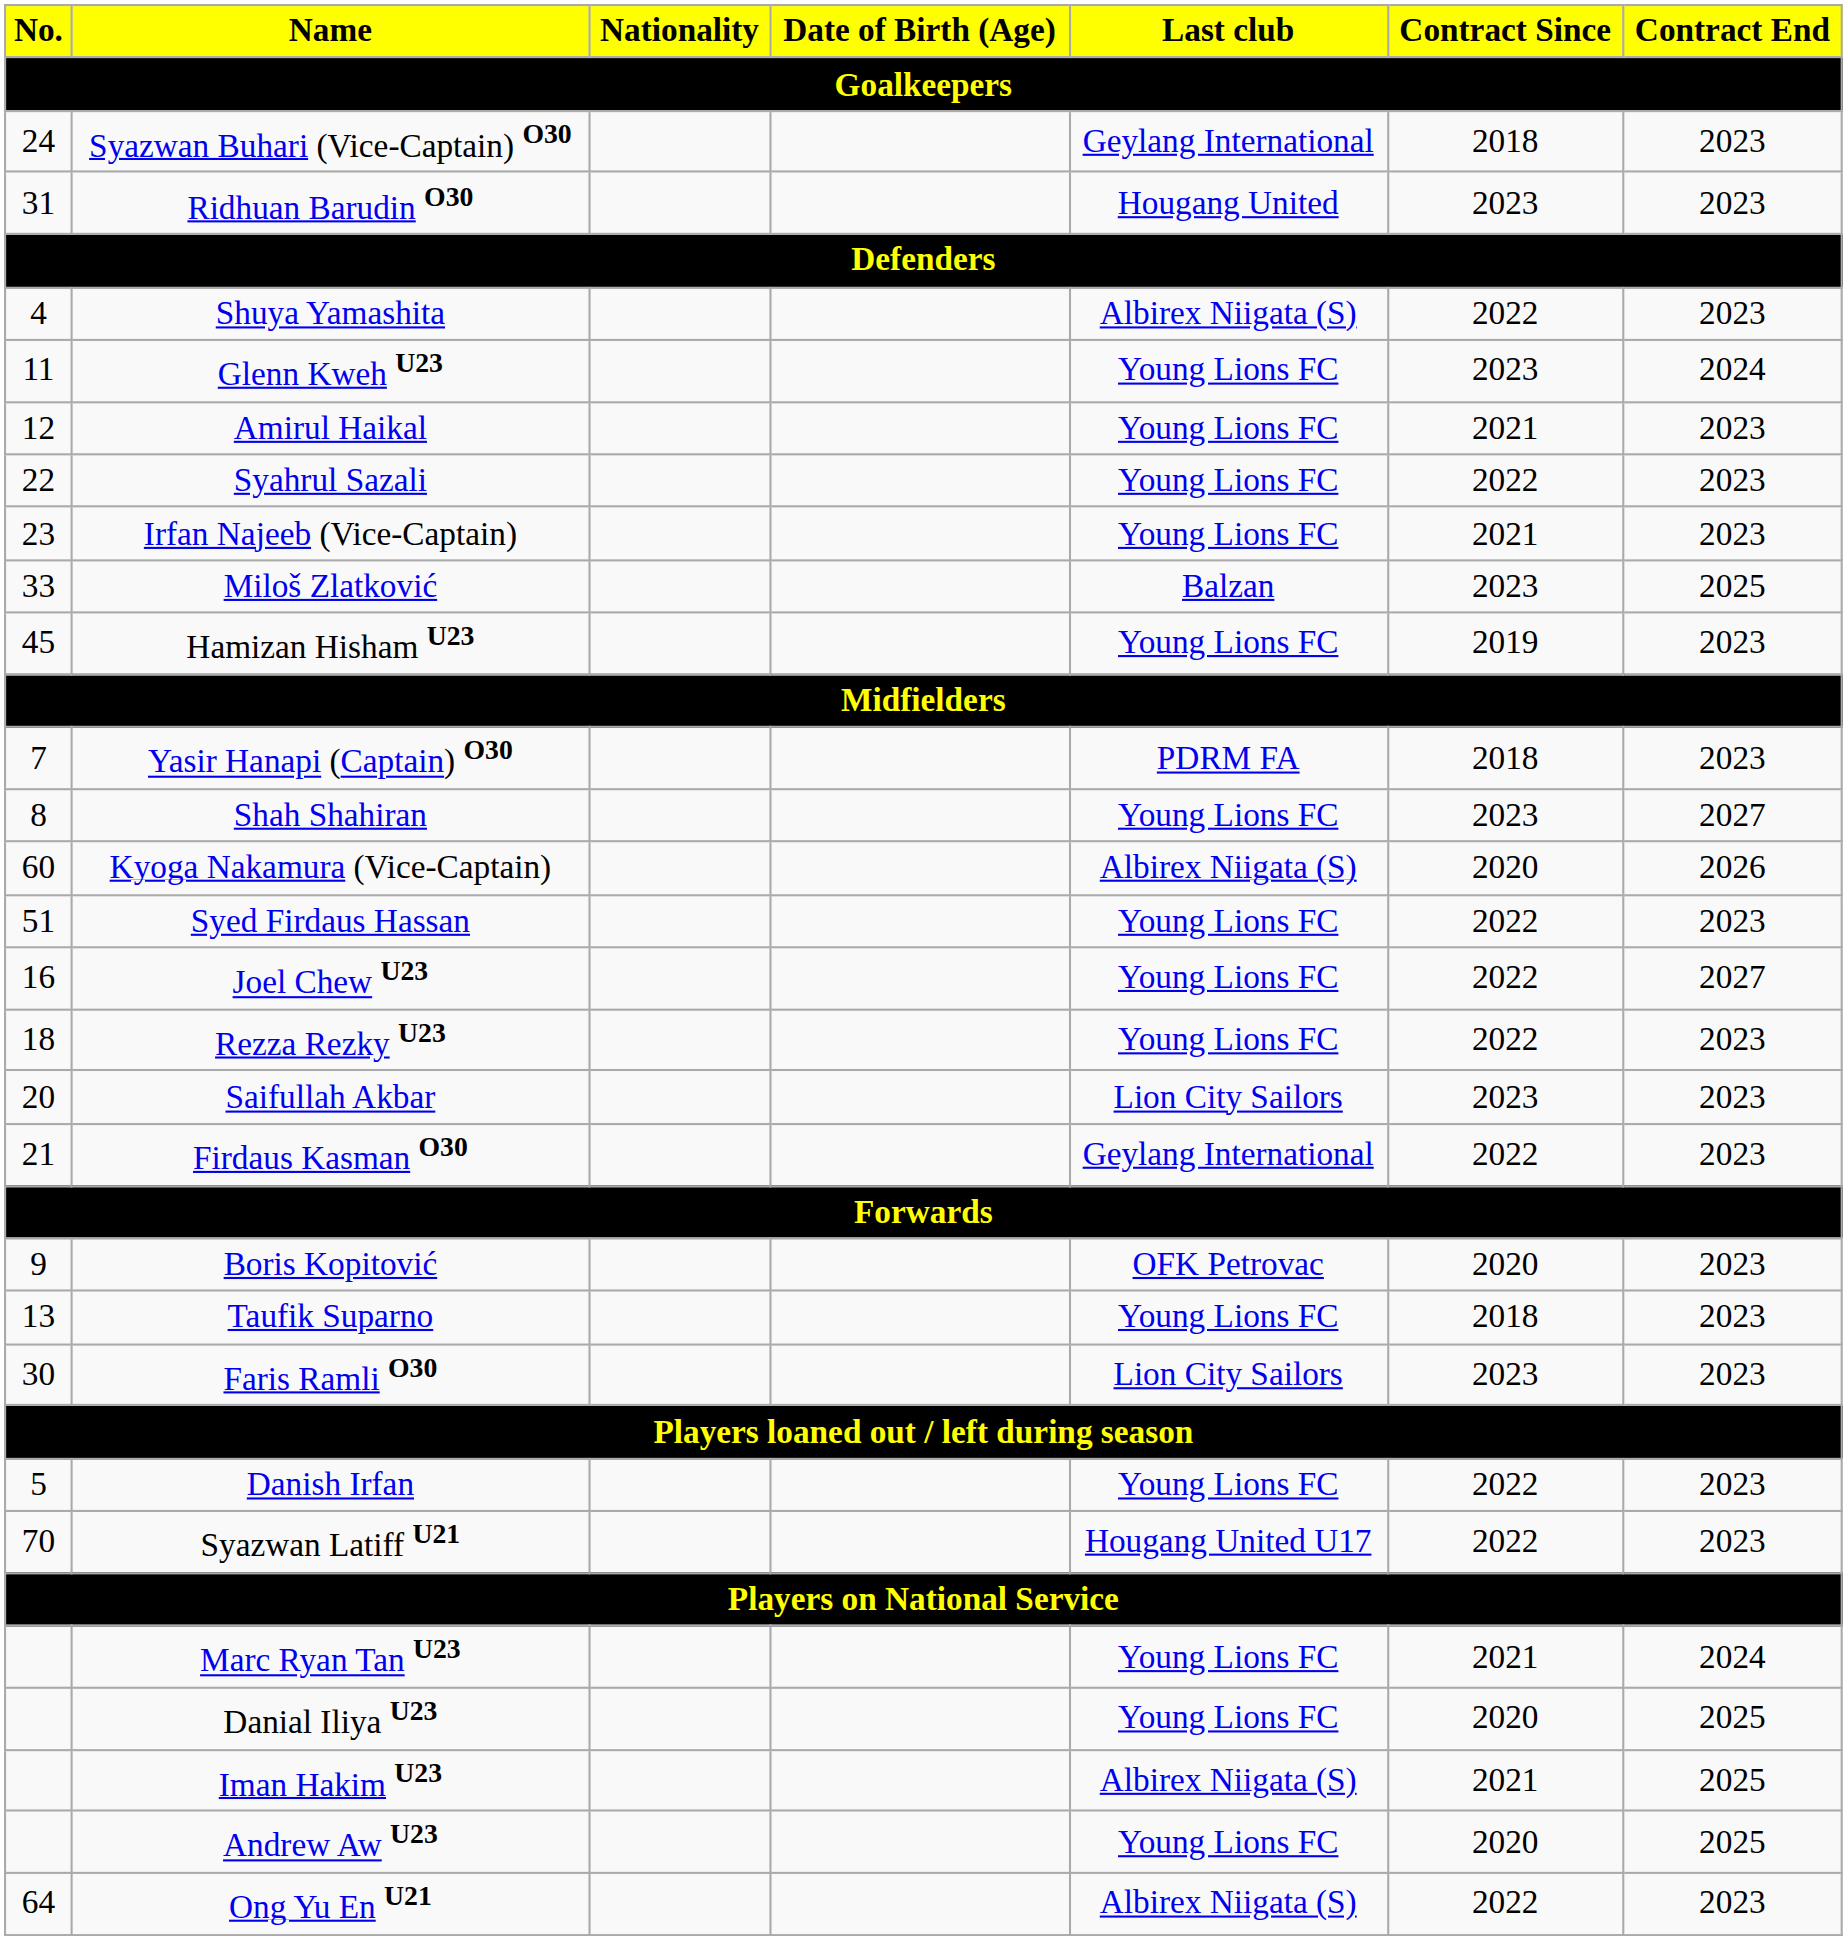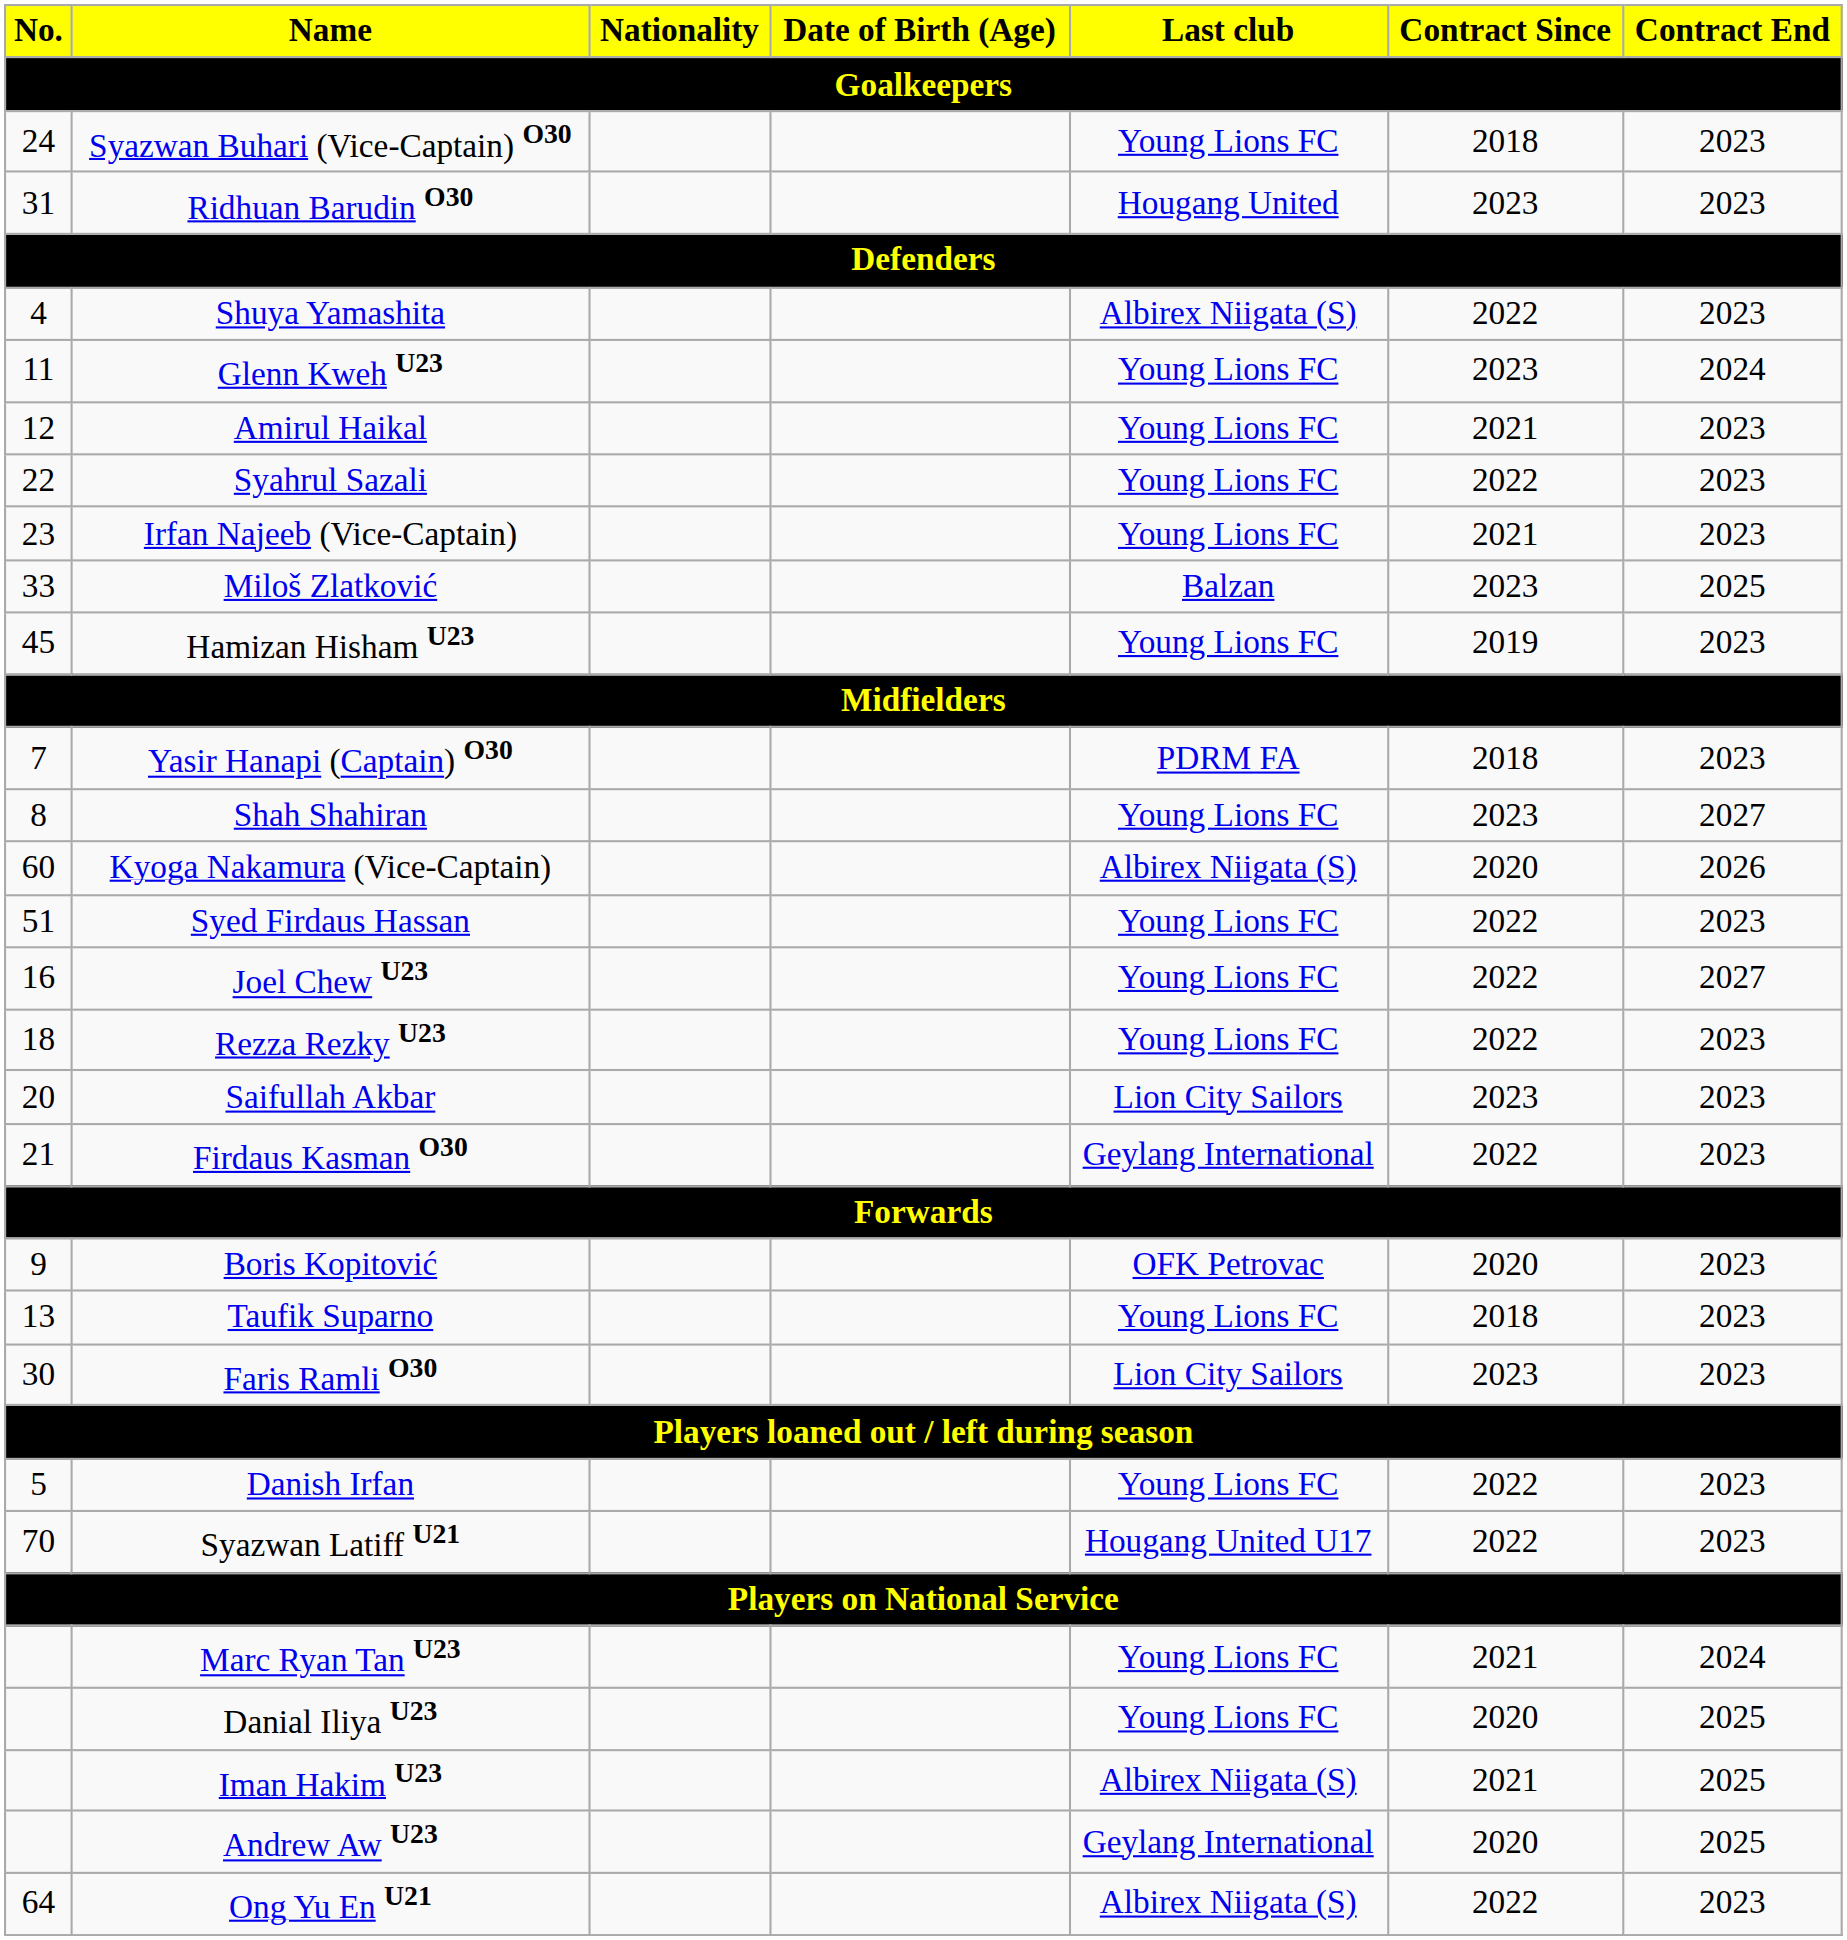(1228, 140) Geylang International -> (1228, 140) Young Lions FC
(1228, 1841) Young Lions FC -> (1228, 1841) Geylang International
